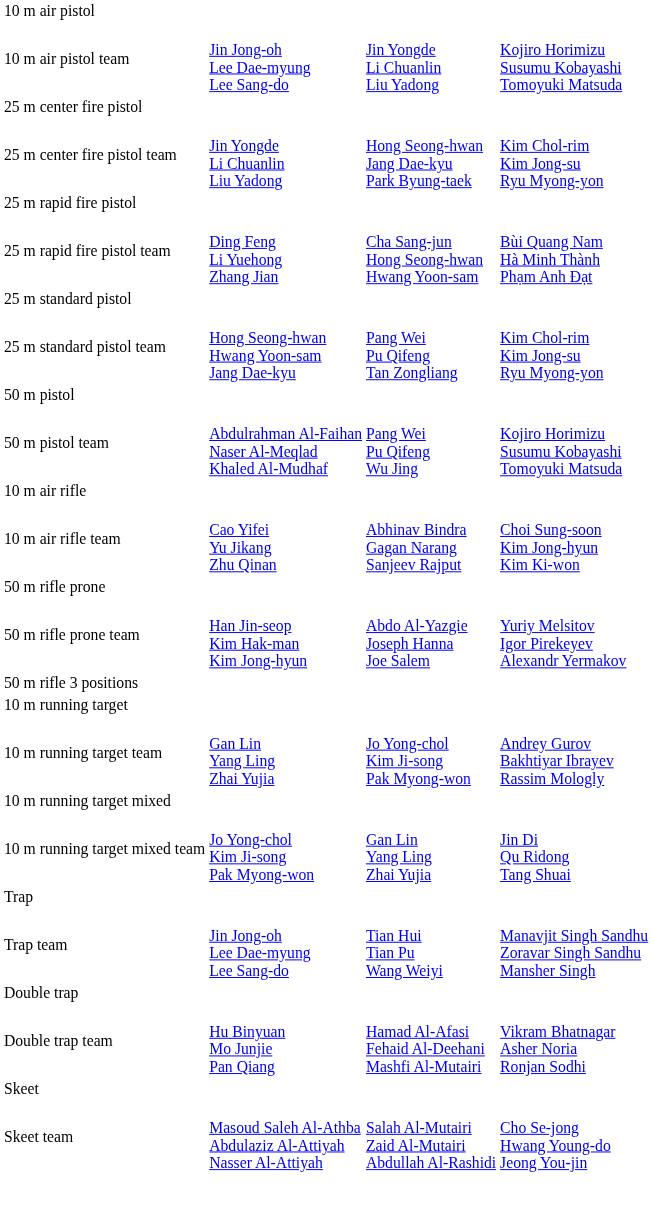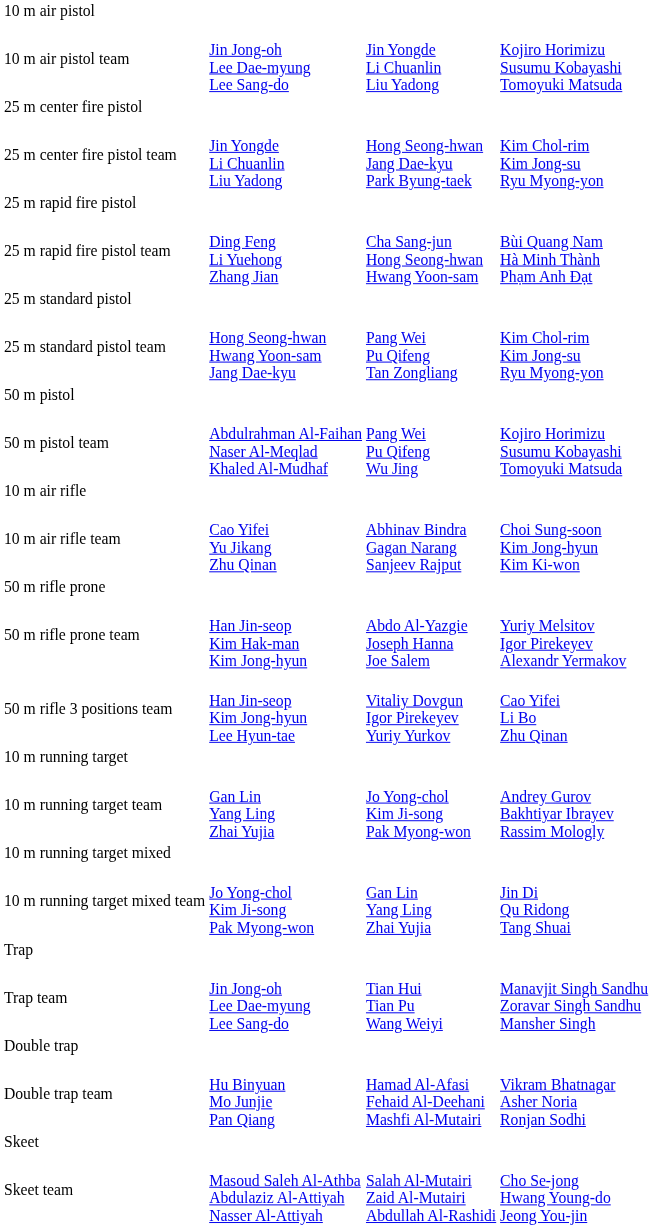- row: (71, 683)
+ row: (88, 709)
